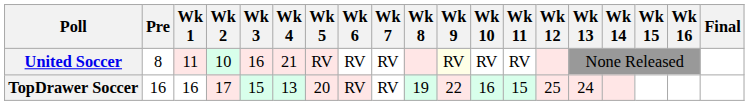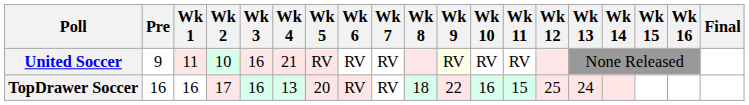(158, 61) 8 -> (158, 61) 9
(256, 87) 15 -> (256, 87) 16
(421, 87) 19 -> (421, 87) 18
